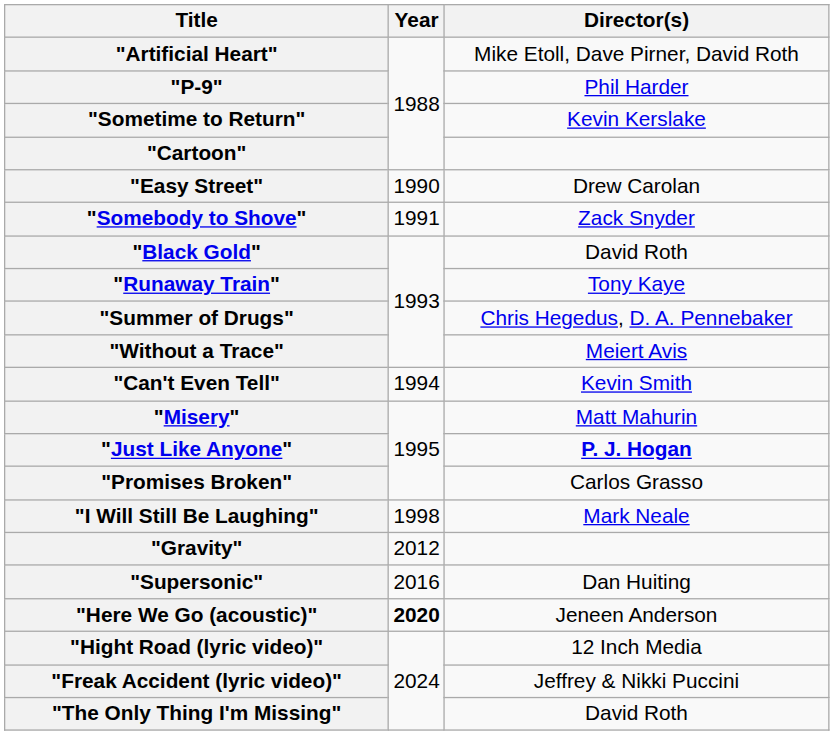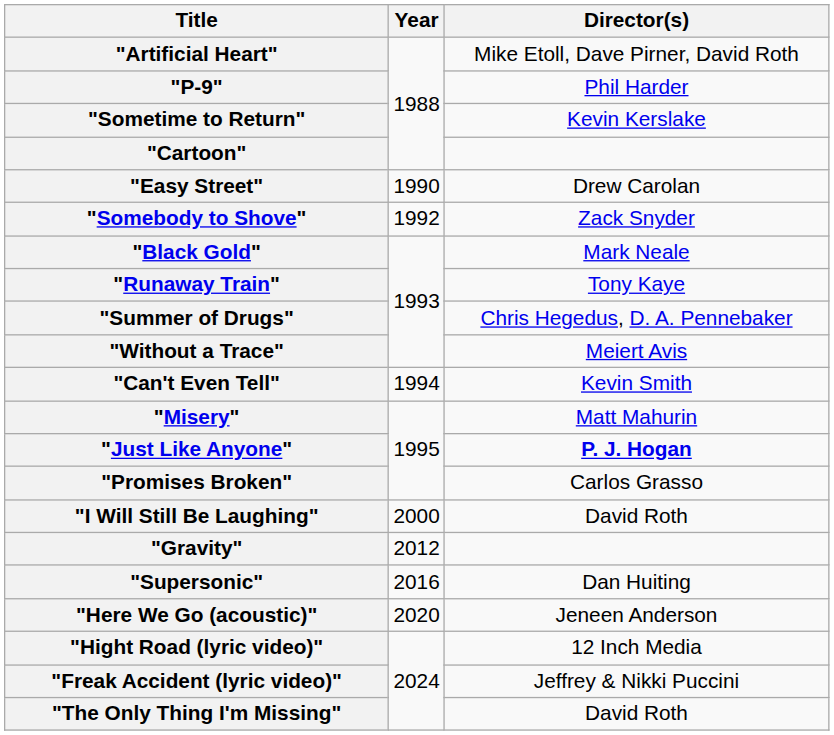(417, 218) 1991 -> (417, 218) 1992
(636, 251) David Roth -> (636, 251) Mark Neale
(417, 515) 1998 -> (417, 515) 2000
(636, 515) Mark Neale -> (636, 515) David Roth
(417, 614) bold -> (417, 614) normal
